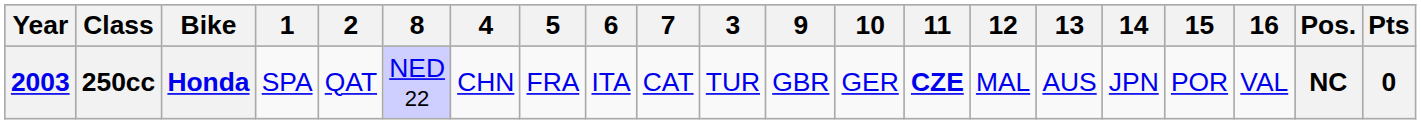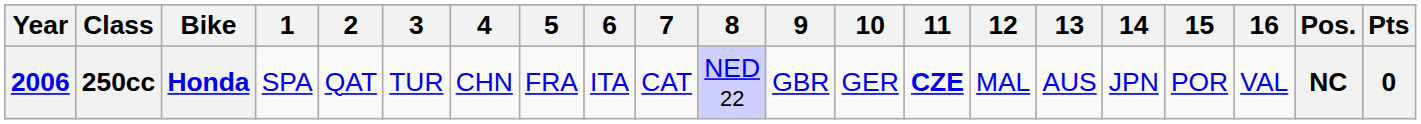columns swapped: (733, 25) <-> (417, 25)
(40, 82) 2003 -> (40, 82) 2006
